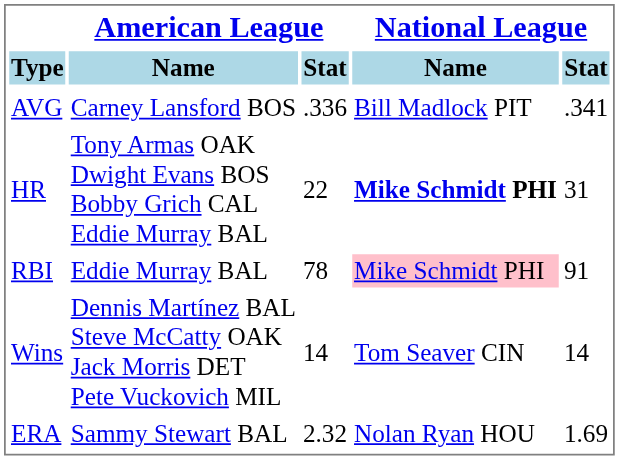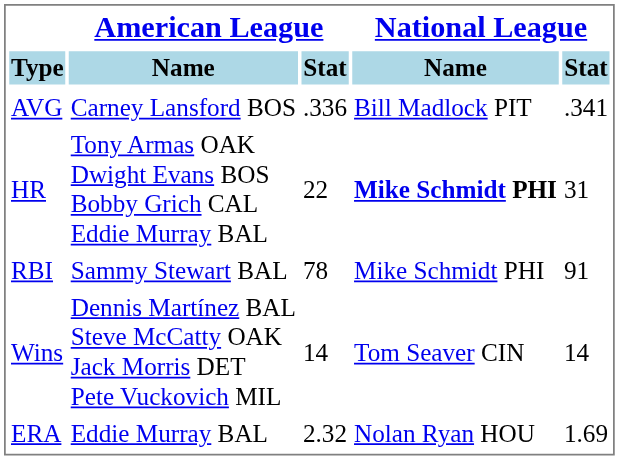(169, 270) Eddie Murray BAL -> (179, 270) Sammy Stewart BAL
(449, 270) pink background -> (449, 270) no background
(179, 433) Sammy Stewart BAL -> (169, 433) Eddie Murray BAL
